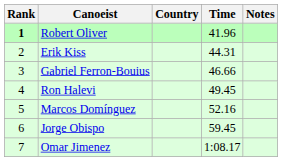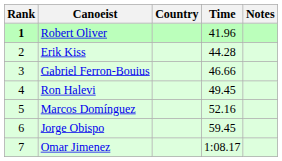(222, 52) 44.31 -> (222, 52) 44.28
